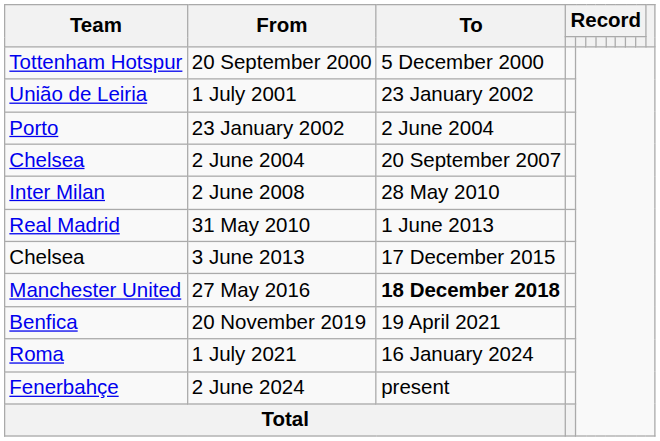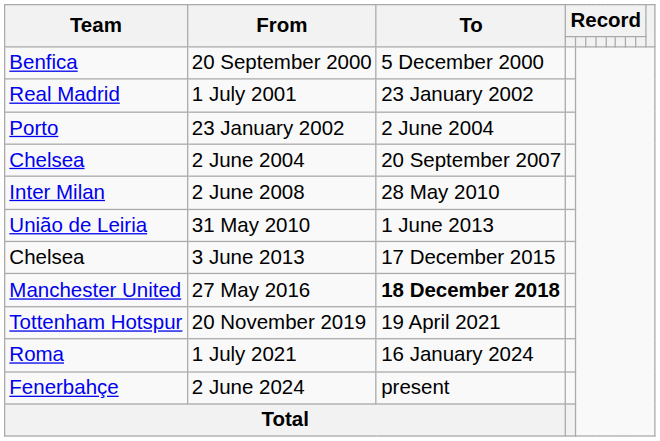(96, 62) Tottenham Hotspur -> (44, 62) Benfica
(78, 95) União de Leiria -> (65, 95) Real Madrid
(65, 225) Real Madrid -> (78, 225) União de Leiria
(44, 322) Benfica -> (96, 322) Tottenham Hotspur
